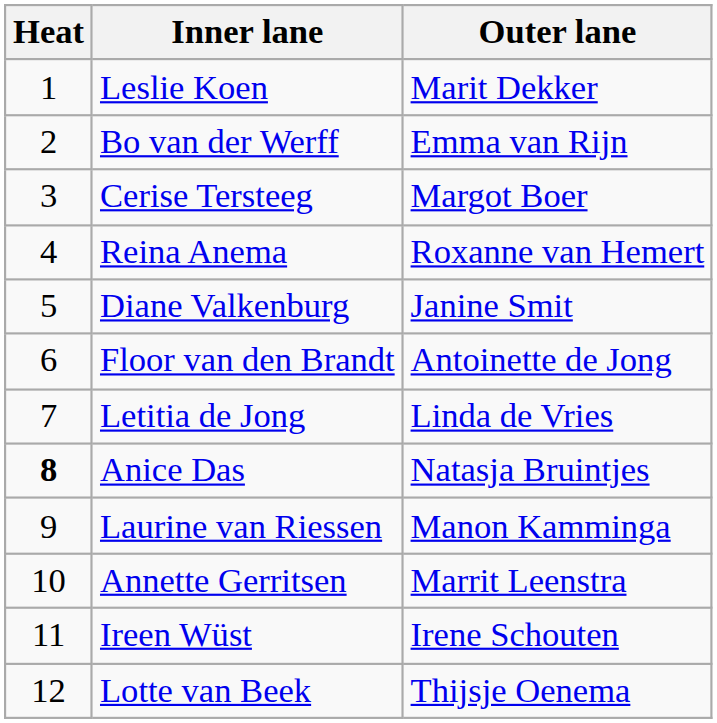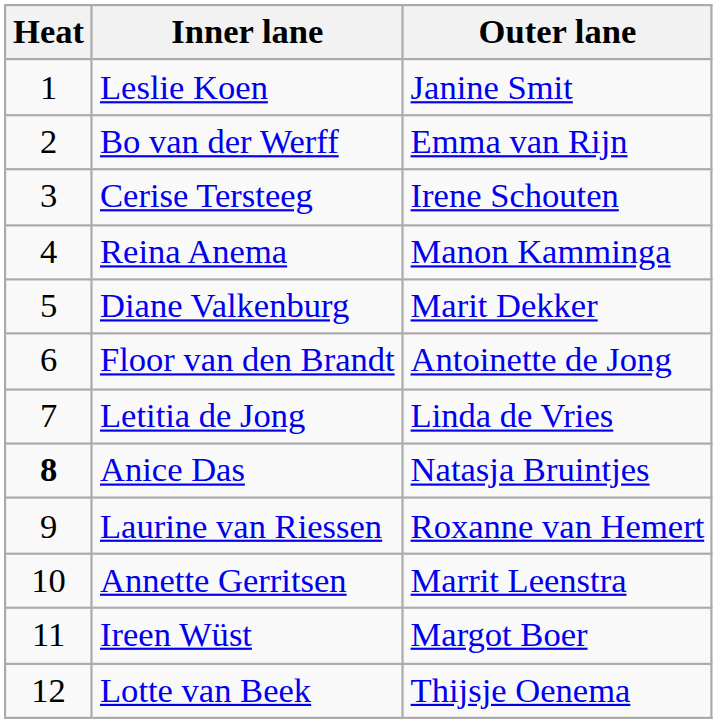(504, 86) Marit Dekker -> (492, 86) Janine Smit
(499, 196) Margot Boer -> (515, 196) Irene Schouten
(557, 251) Roxanne van Hemert -> (541, 251) Manon Kamminga
(492, 305) Janine Smit -> (504, 305) Marit Dekker
(541, 525) Manon Kamminga -> (557, 525) Roxanne van Hemert
(515, 634) Irene Schouten -> (499, 634) Margot Boer
